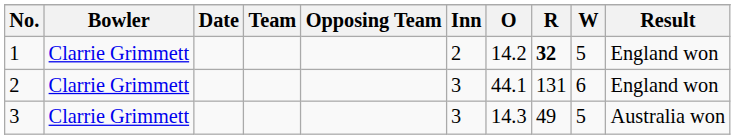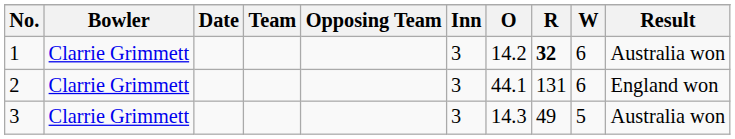(456, 52) 2 -> (456, 52) 3
(581, 52) 5 -> (581, 52) 6
(664, 52) England won -> (668, 52) Australia won
